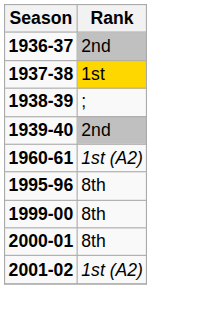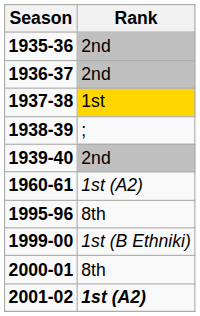+ row: (41, 46)
(94, 213) 8th -> (136, 241) 1st (B Ethniki)
(112, 269) normal -> (114, 297) bold
